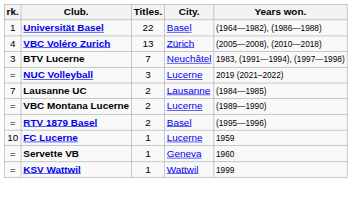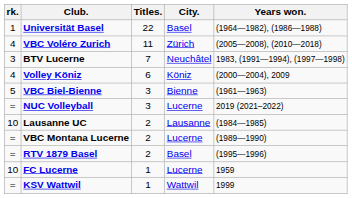(148, 43) 13 -> (148, 43) 11
+ row: (52, 75)
+ row: (62, 91)
(13, 91) 7 -> (13, 122) 10
- row: (51, 153)
